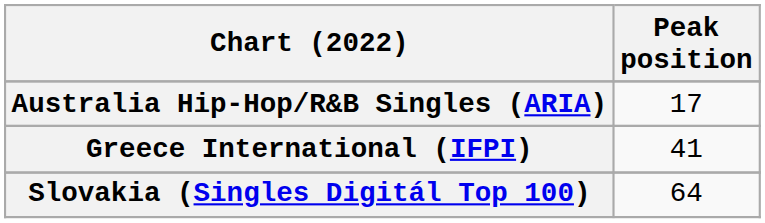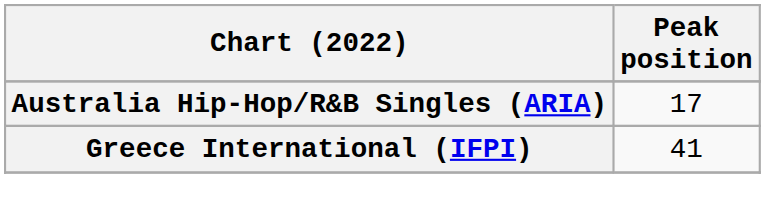- row: (309, 194)
